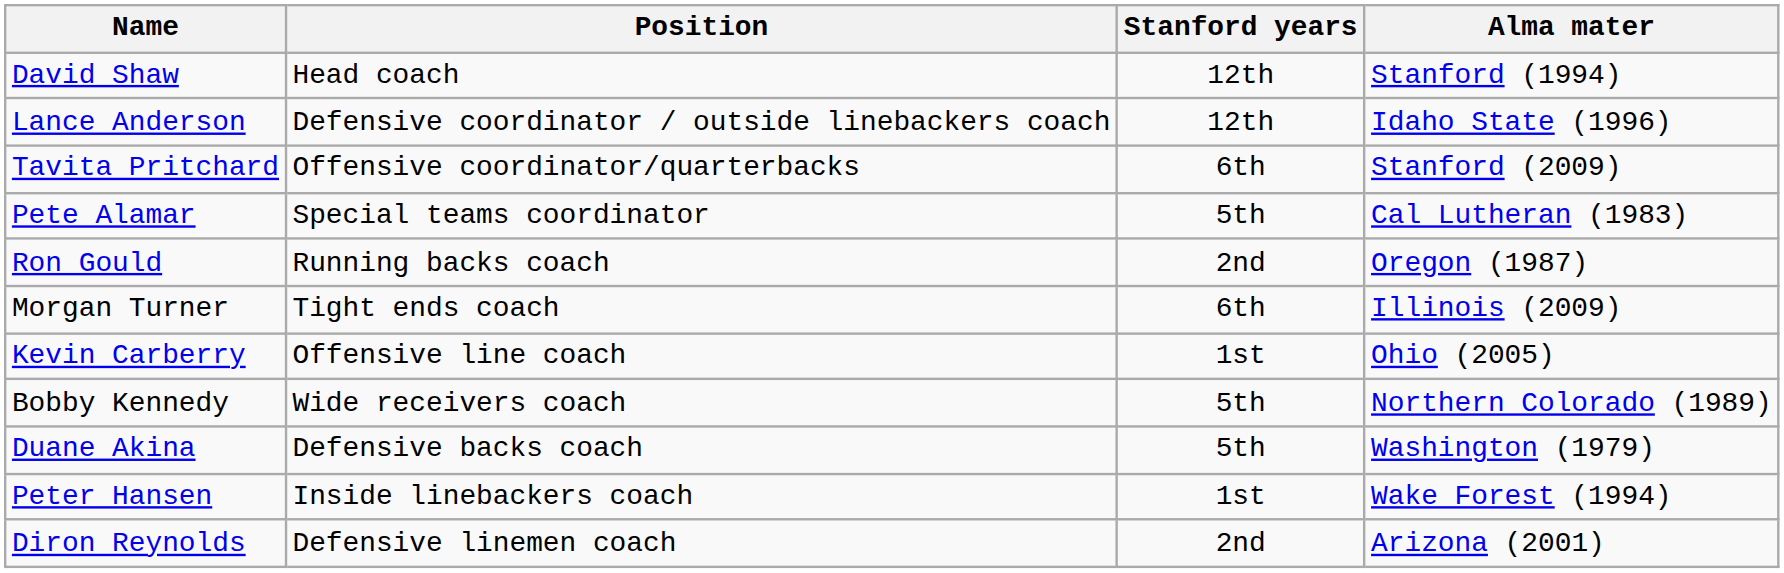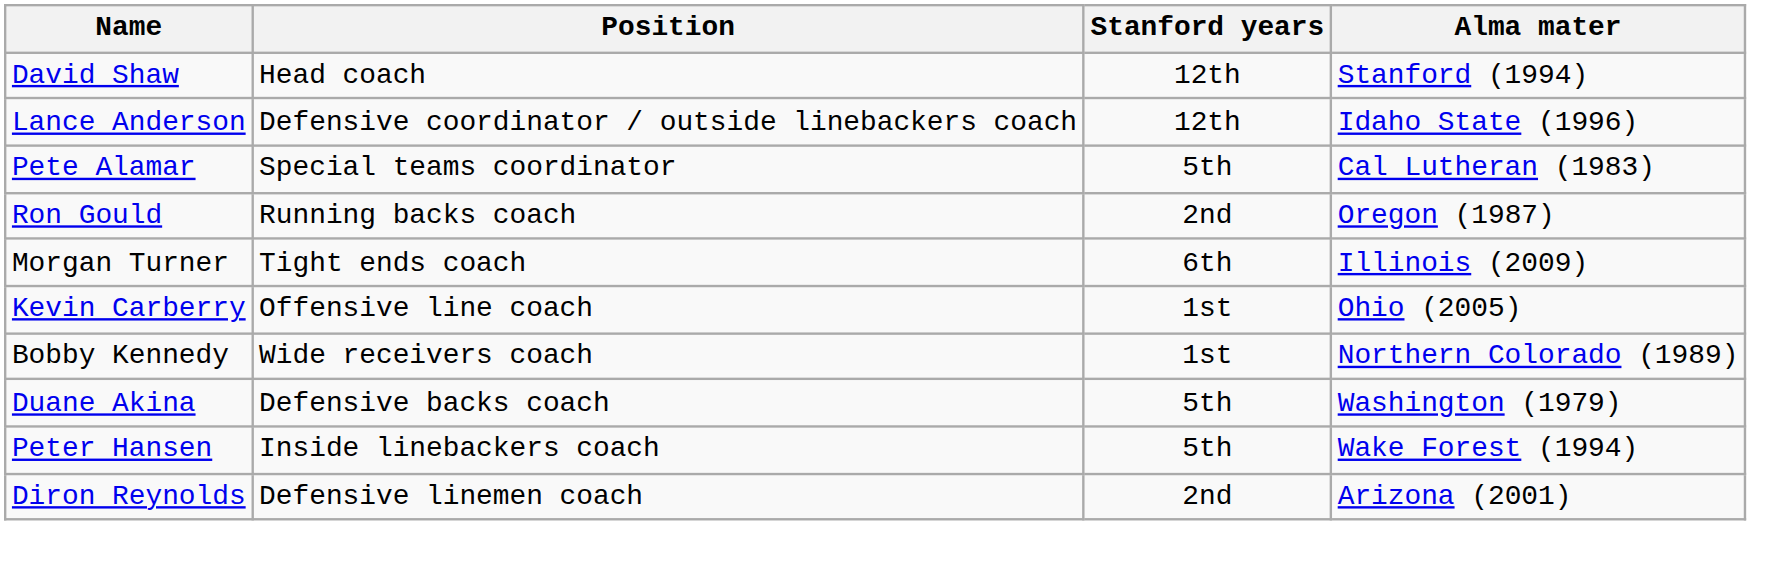- row: (145, 169)
(1241, 403) 5th -> (1207, 356) 1st
(1241, 496) 1st -> (1207, 449) 5th
